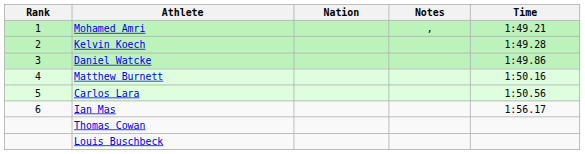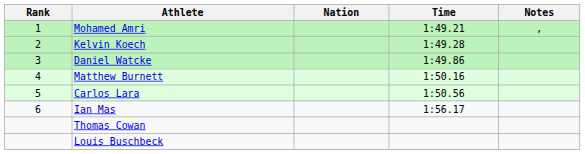columns swapped: (525, 12) <-> (430, 12)
